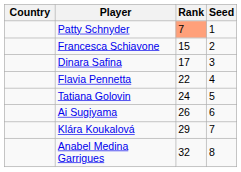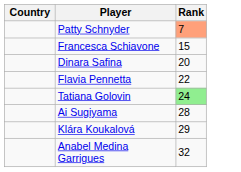- column: (222, 12)
(184, 63) 17 -> (184, 63) 20
(184, 96) no background -> (184, 96) lightgreen background
(184, 113) 26 -> (184, 113) 28
